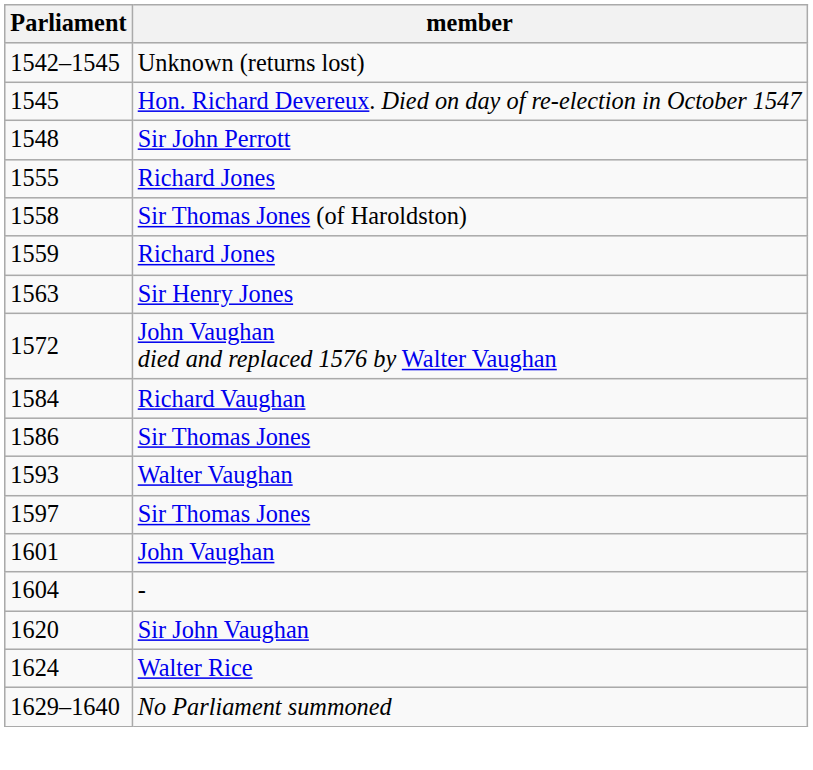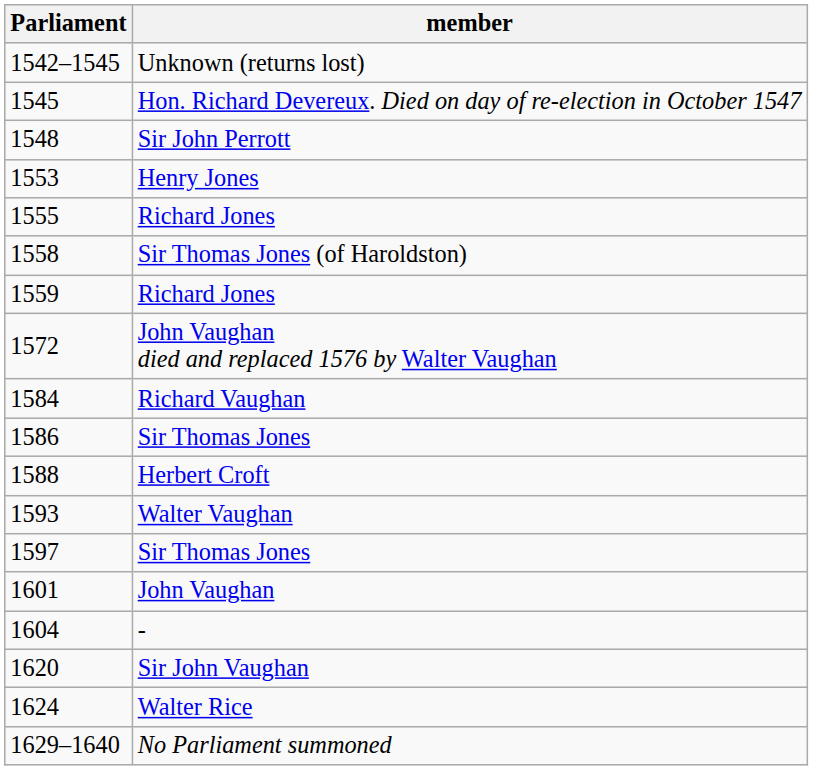+ row: (35, 178)
- row: (35, 293)
+ row: (35, 475)
